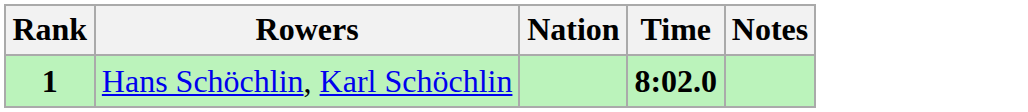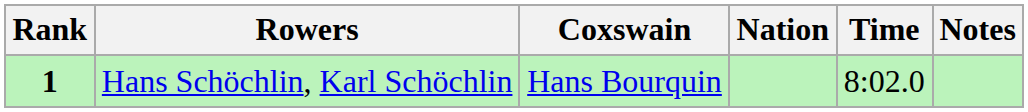+ column: (624, 29)
(676, 80) bold -> (884, 80) normal
